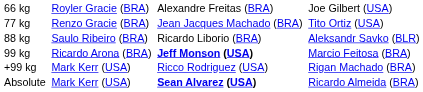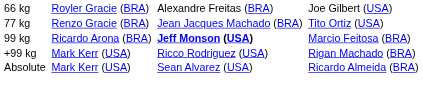- row: (17, 38)
(205, 82) bold -> (203, 68) normal
